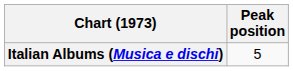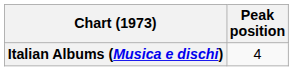(257, 54) 5 -> (257, 54) 4
